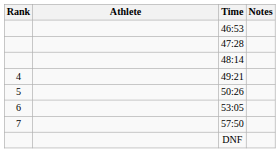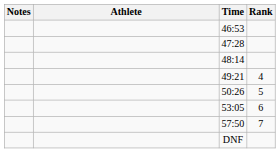columns swapped: (18, 12) <-> (261, 12)
